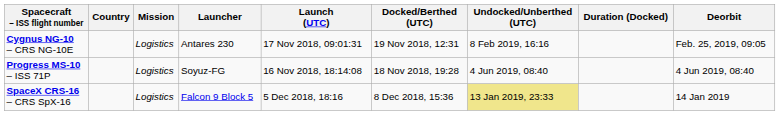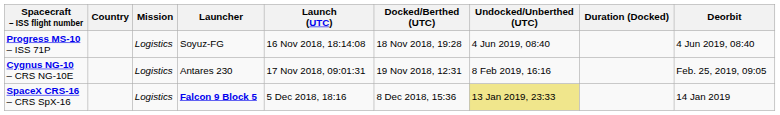rows swapped: (43, 70) <-> (40, 44)
(217, 97) normal -> (218, 97) bold
